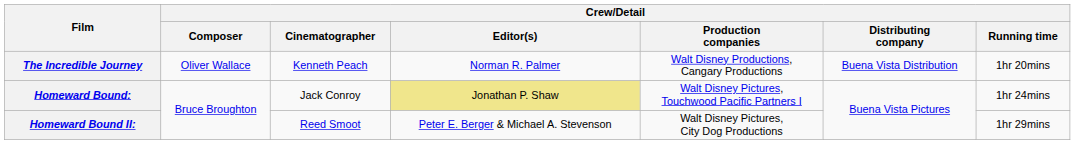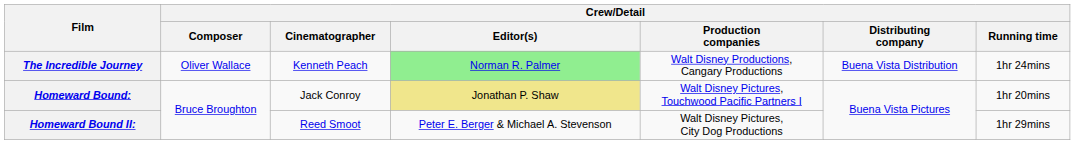(515, 65) no background -> (515, 65) lightgreen background
(1023, 65) 1hr 20mins -> (1023, 65) 1hr 24mins
(1023, 95) 1hr 24mins -> (1023, 95) 1hr 20mins
